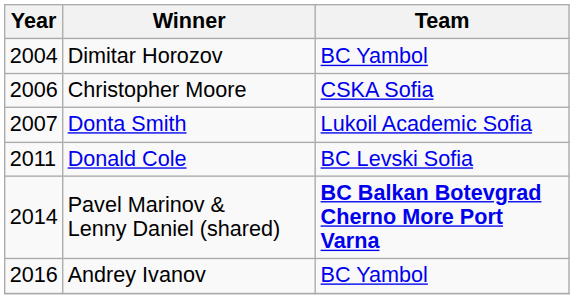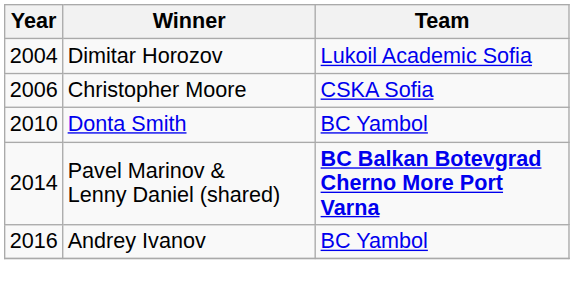(374, 55) BC Yambol -> (426, 55) Lukoil Academic Sofia
(34, 124) 2007 -> (34, 124) 2010
(426, 124) Lukoil Academic Sofia -> (374, 124) BC Yambol
- row: (127, 158)
